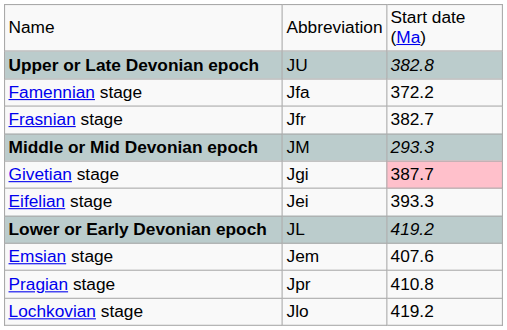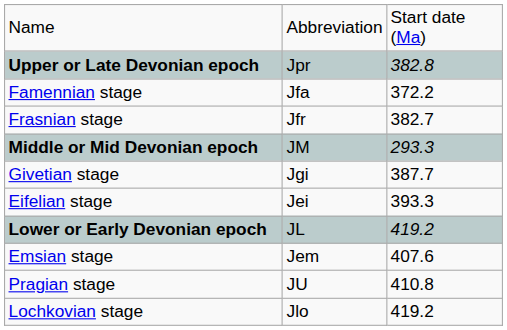(297, 65) JU -> (298, 65) Jpr
(412, 174) pink background -> (412, 174) no background
(298, 284) Jpr -> (297, 284) JU
